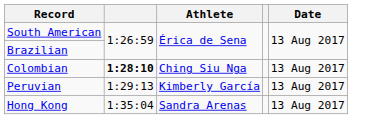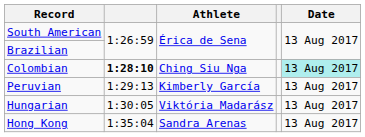(308, 68) no background -> (321, 68) paleturquoise background
+ row: (37, 105)
